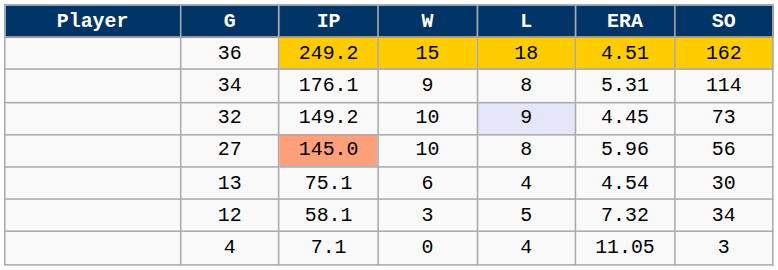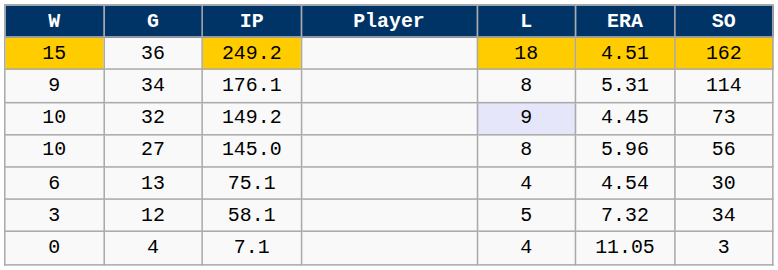columns swapped: (93, 21) <-> (427, 21)
(329, 151) lightsalmon background -> (252, 151) no background
